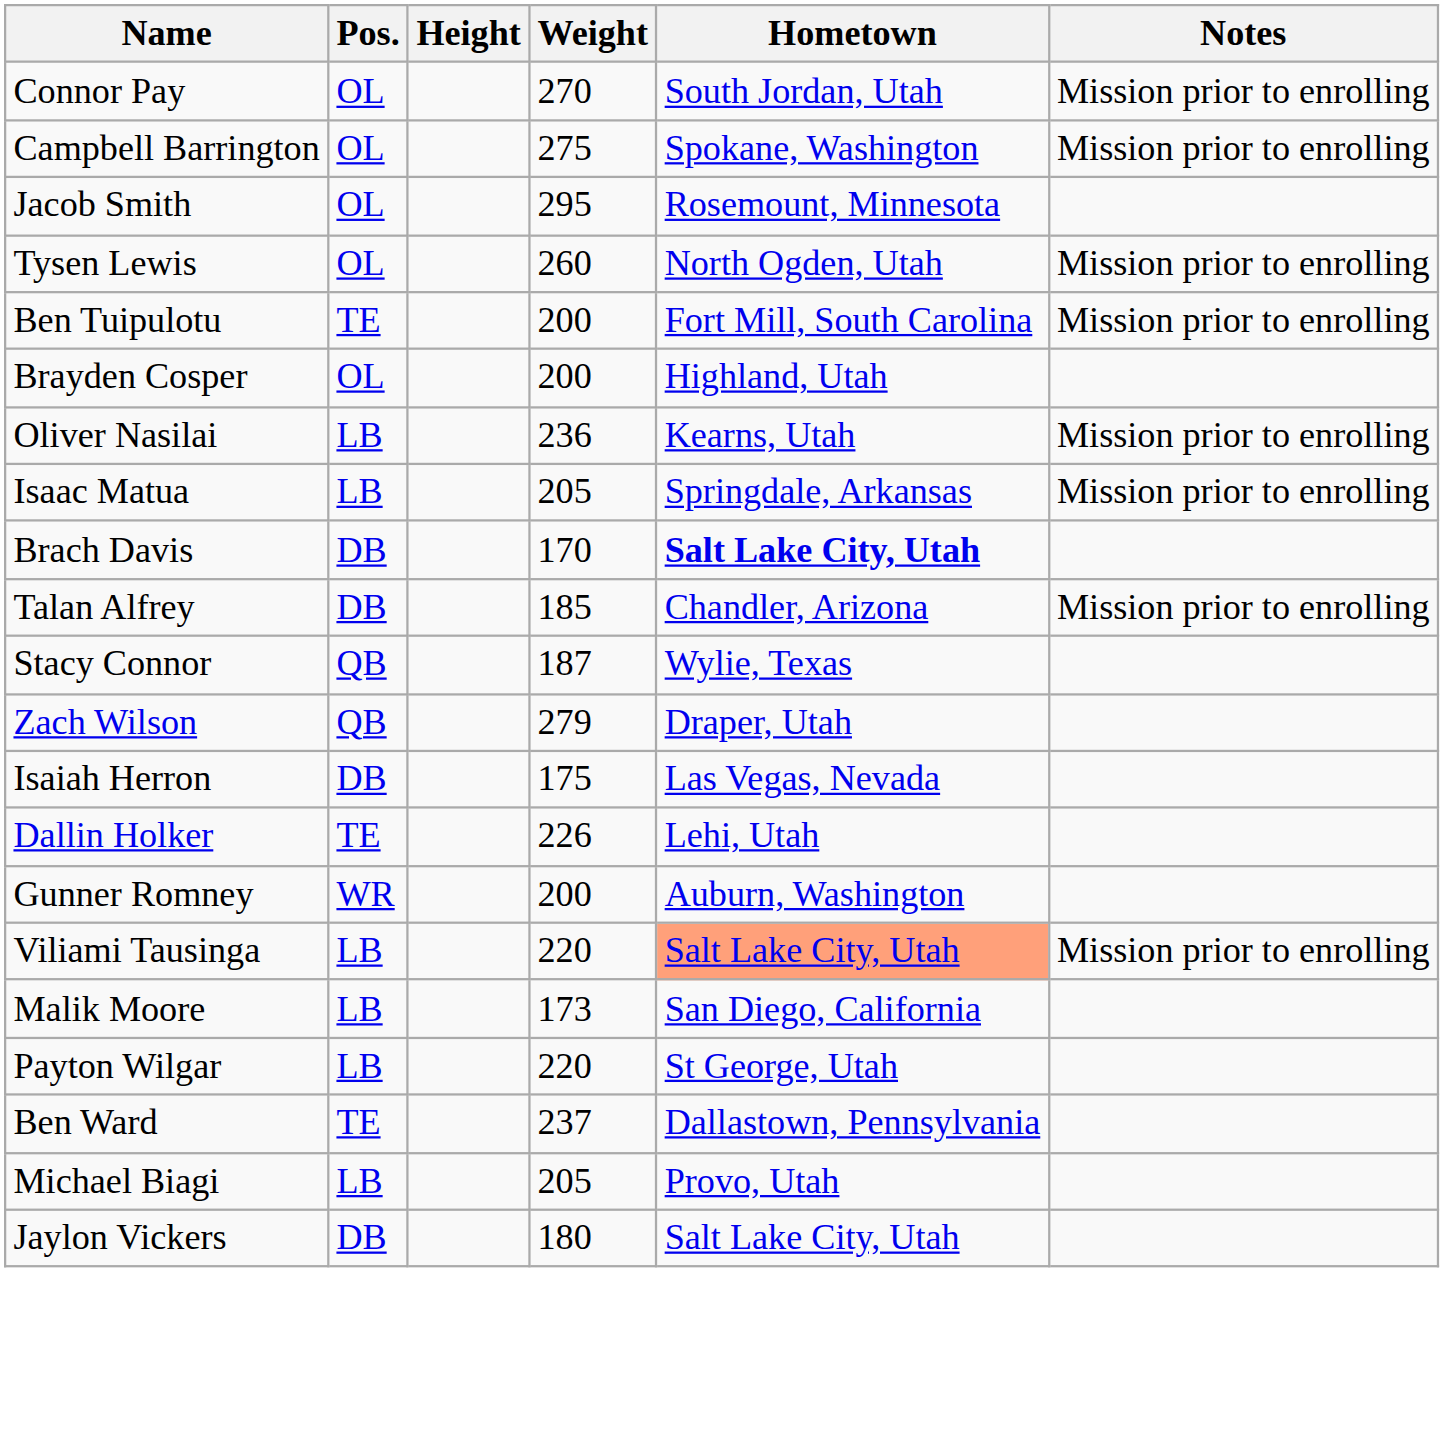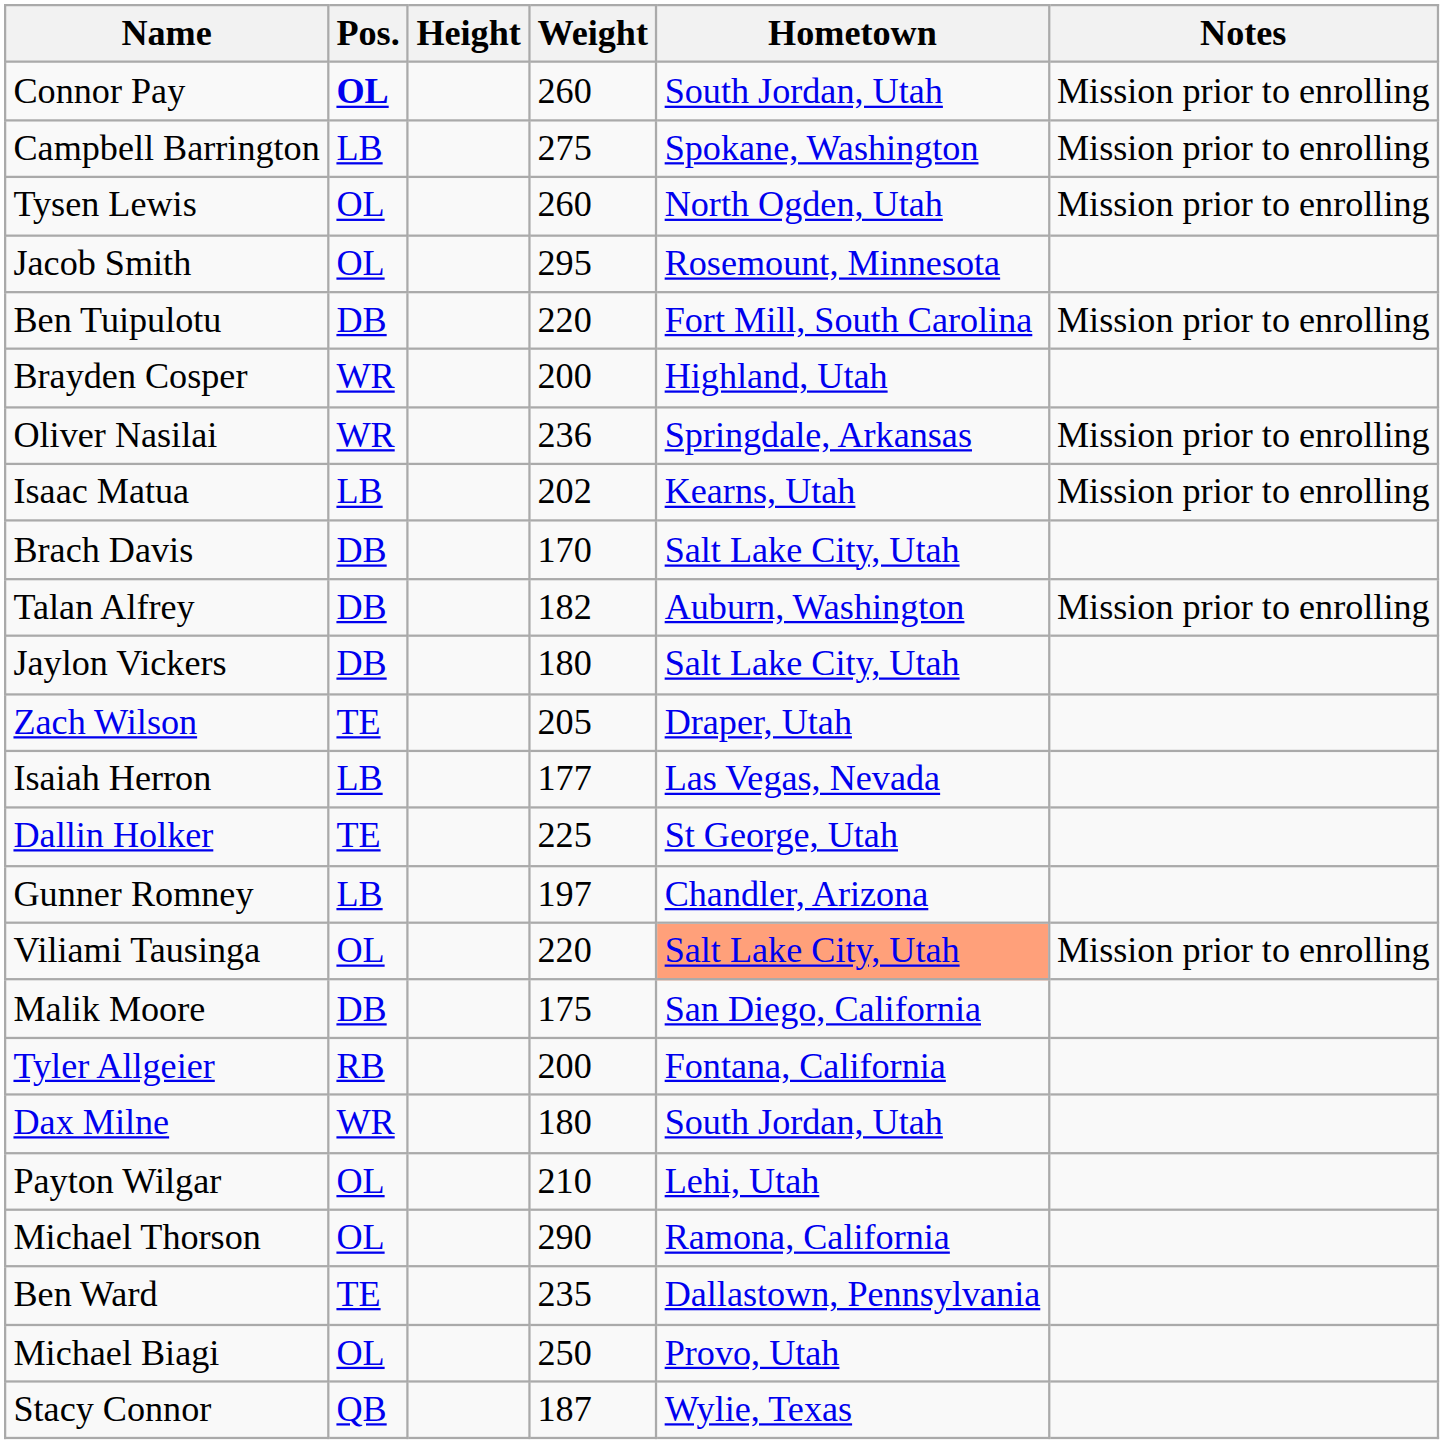(361, 90) normal -> (363, 90) bold
(565, 90) 270 -> (565, 90) 260
(361, 147) OL -> (360, 147) LB
rows swapped: (102, 205) <-> (105, 262)
(359, 319) TE -> (362, 319) DB
(565, 319) 200 -> (565, 319) 220
(361, 377) OL -> (366, 377) WR
(360, 434) LB -> (366, 434) WR
(760, 434) Kearns, Utah -> (818, 434) Springdale, Arkansas
(565, 491) 205 -> (565, 491) 202
(818, 491) Springdale, Arkansas -> (760, 491) Kearns, Utah
(822, 549) bold -> (812, 549) normal
(565, 606) 185 -> (565, 606) 182
(796, 606) Chandler, Arizona -> (815, 606) Auburn, Washington
rows swapped: (112, 663) <-> (120, 1237)
(362, 721) QB -> (359, 721) TE
(565, 721) 279 -> (565, 721) 205
(362, 778) DB -> (360, 778) LB
(565, 778) 175 -> (565, 778) 177
(565, 836) 226 -> (565, 836) 225
(742, 836) Lehi, Utah -> (781, 836) St George, Utah
(366, 893) WR -> (360, 893) LB
(565, 893) 200 -> (565, 893) 197
(815, 893) Auburn, Washington -> (796, 893) Chandler, Arizona
(360, 950) LB -> (361, 950) OL
(360, 1008) LB -> (362, 1008) DB
(565, 1008) 173 -> (565, 1008) 175
+ row: (114, 1065)
+ row: (91, 1122)
(360, 1065) LB -> (361, 1180) OL
(565, 1065) 220 -> (565, 1180) 210
(781, 1065) St George, Utah -> (742, 1180) Lehi, Utah
+ row: (137, 1237)
(565, 1122) 237 -> (565, 1294) 235
(360, 1180) LB -> (361, 1352) OL
(565, 1180) 205 -> (565, 1352) 250
